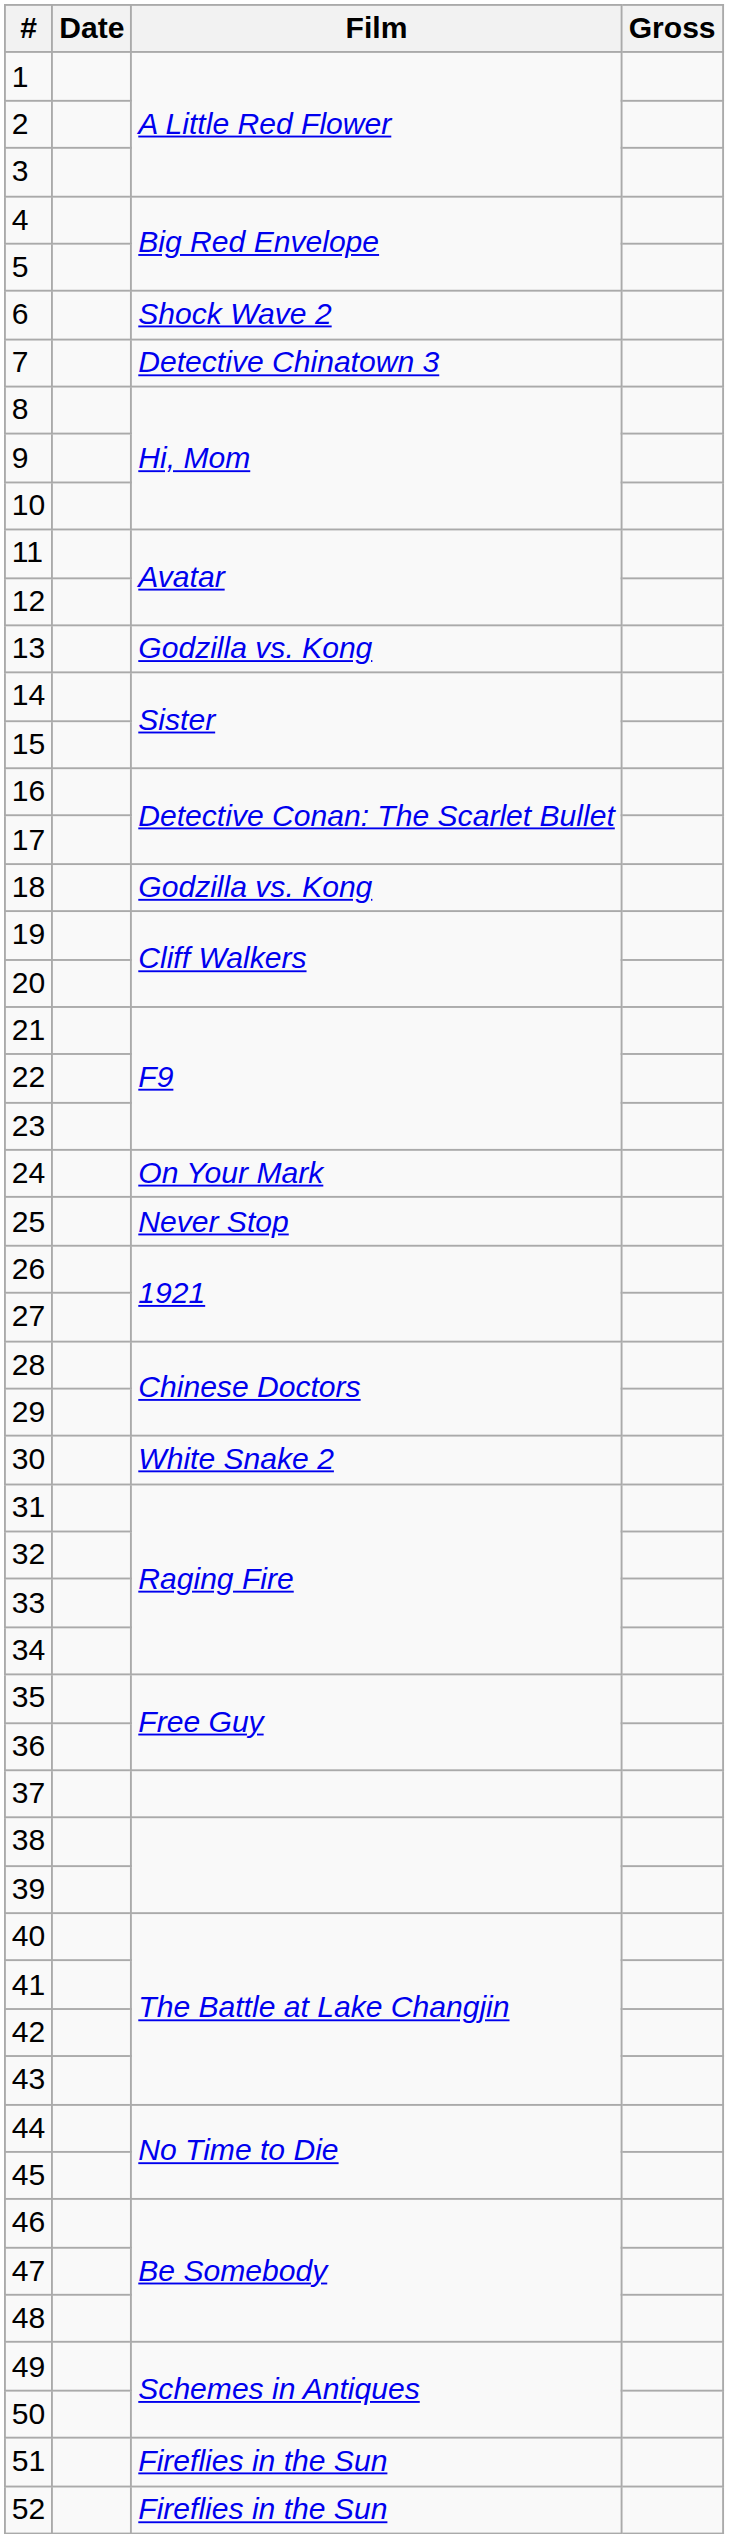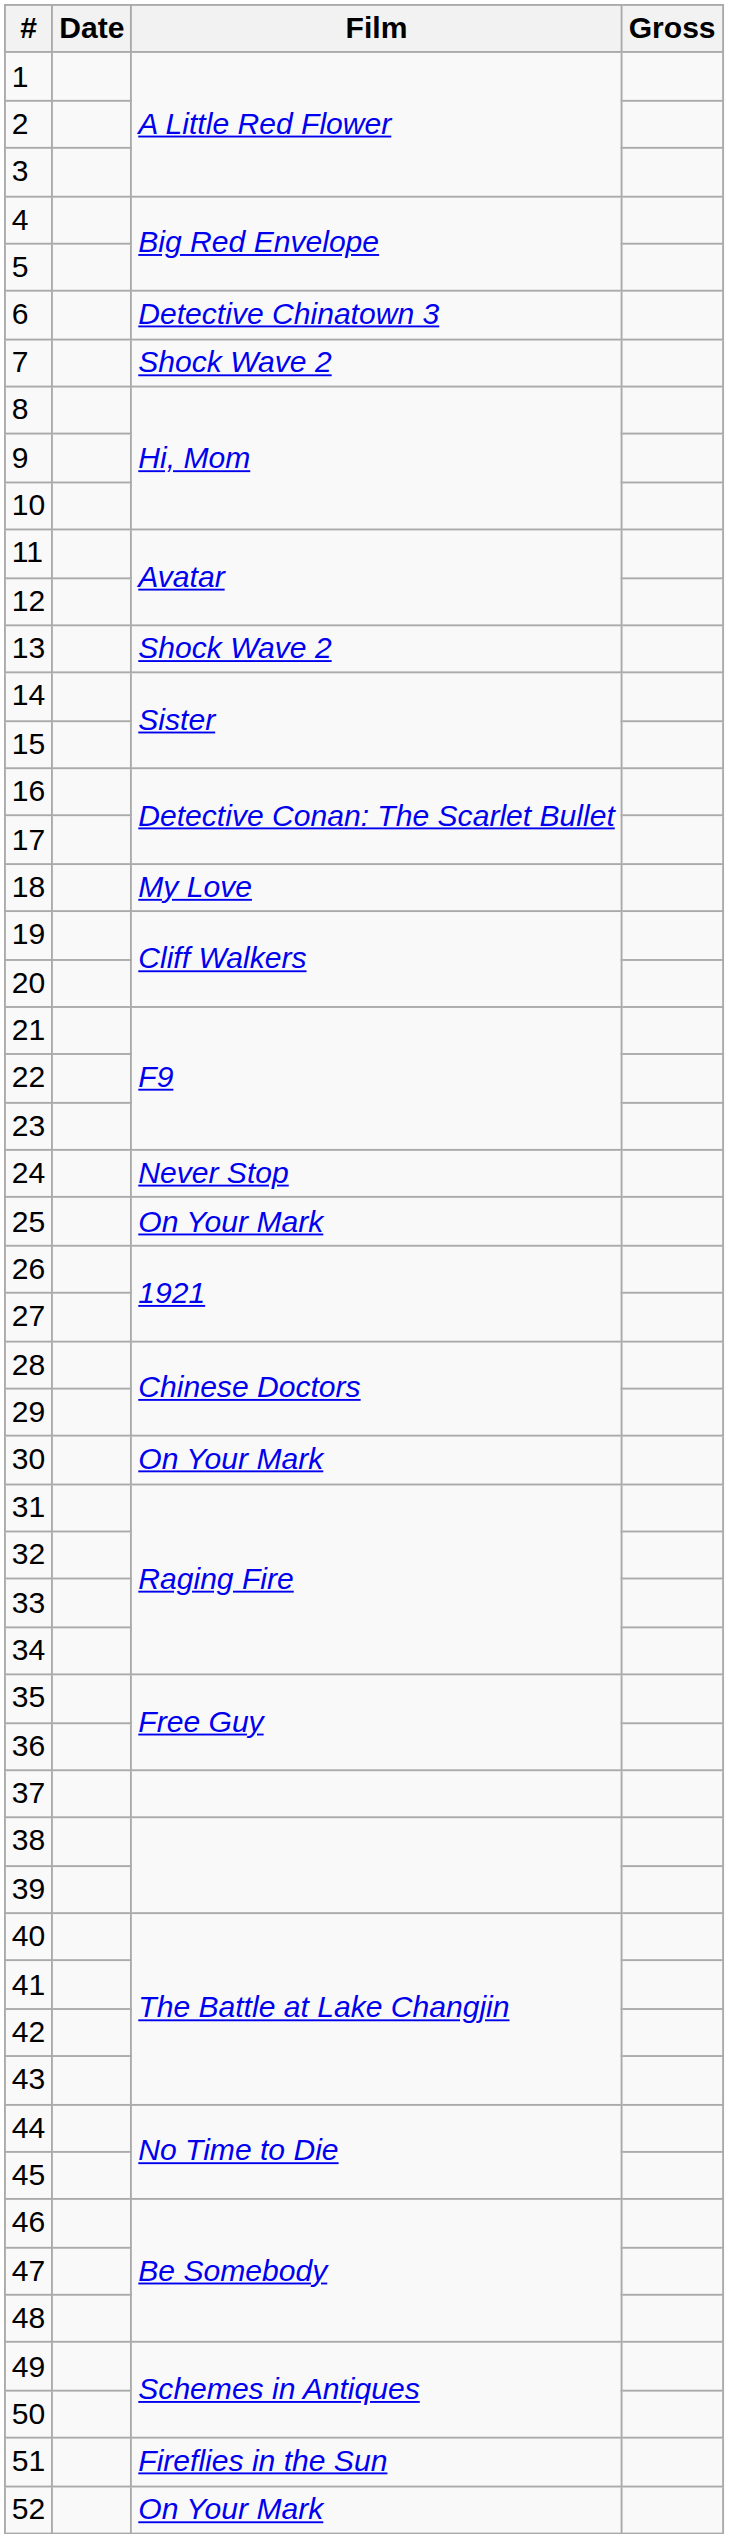(235, 314) Shock Wave 2 -> (289, 314) Detective Chinatown 3
(289, 362) Detective Chinatown 3 -> (235, 362) Shock Wave 2
(255, 648) Godzilla vs. Kong -> (235, 648) Shock Wave 2
(255, 887) Godzilla vs. Kong -> (195, 887) My Love
(231, 1173) On Your Mark -> (214, 1173) Never Stop
(214, 1220) Never Stop -> (231, 1220) On Your Mark
(236, 1459) White Snake 2 -> (231, 1459) On Your Mark
(263, 2509) Fireflies in the Sun -> (231, 2509) On Your Mark
